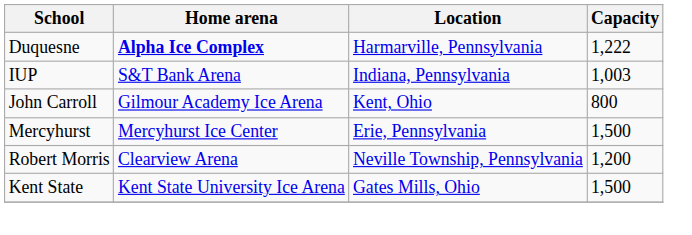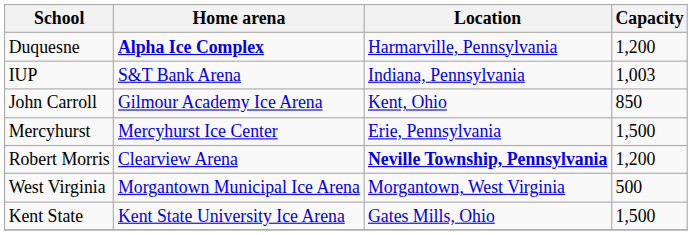(611, 46) 1,222 -> (636, 46) 1,200
(604, 103) 800 -> (629, 103) 850
(468, 159) normal -> (488, 159) bold
+ row: (57, 187)
